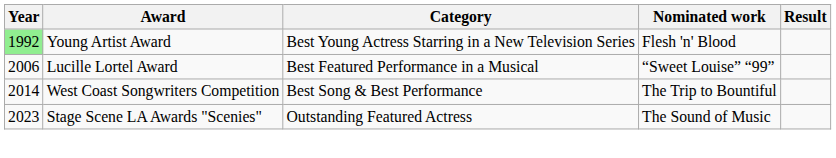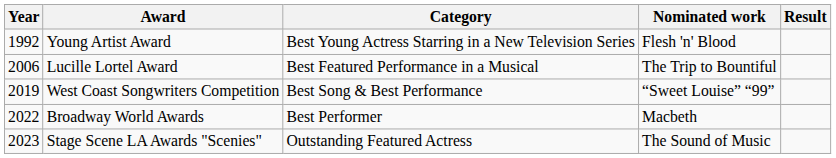(24, 41) lightgreen background -> (24, 41) no background
(708, 66) “Sweet Louise” “99” -> (709, 66) The Trip to Bountiful
(24, 91) 2014 -> (24, 91) 2019
(709, 91) The Trip to Bountiful -> (708, 91) “Sweet Louise” “99”
+ row: (125, 116)
